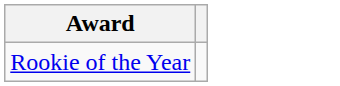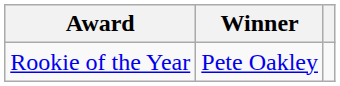+ column: (260, 23)
